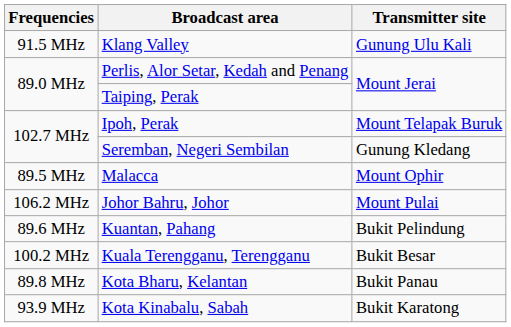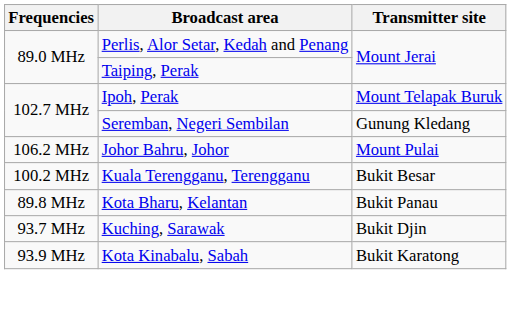- row: (145, 44)
- row: (130, 176)
- row: (159, 228)
+ row: (163, 228)
